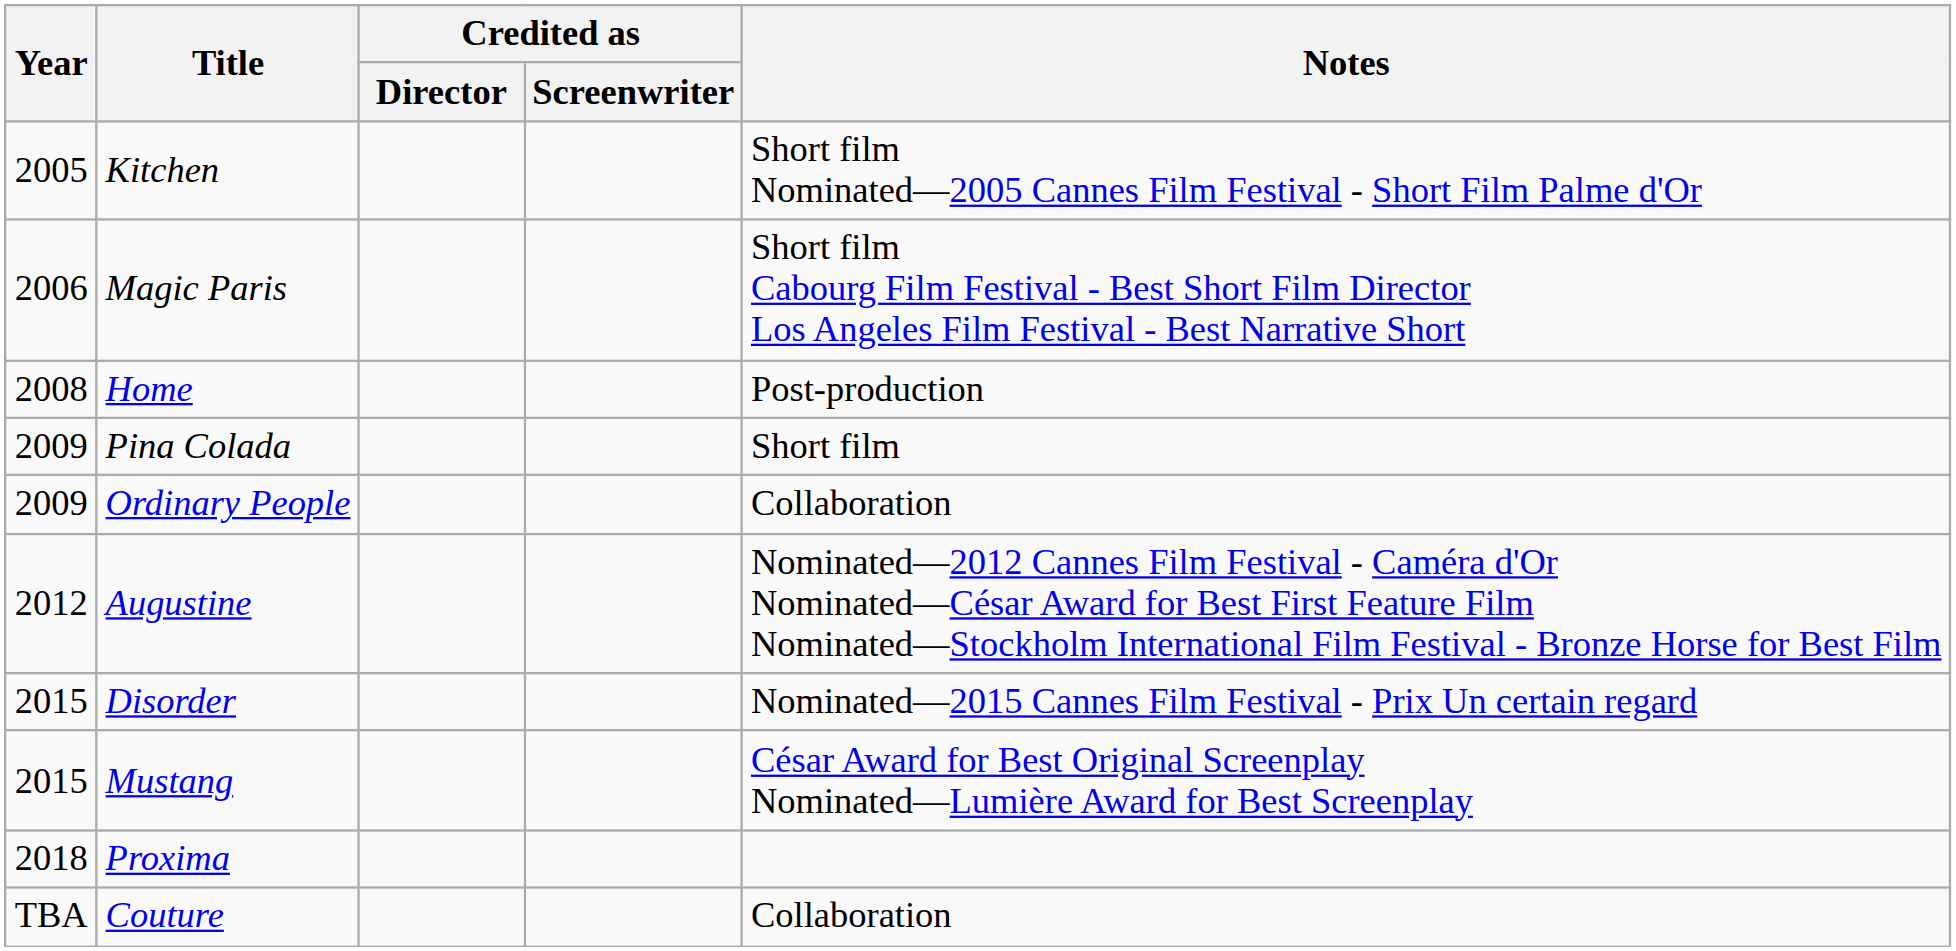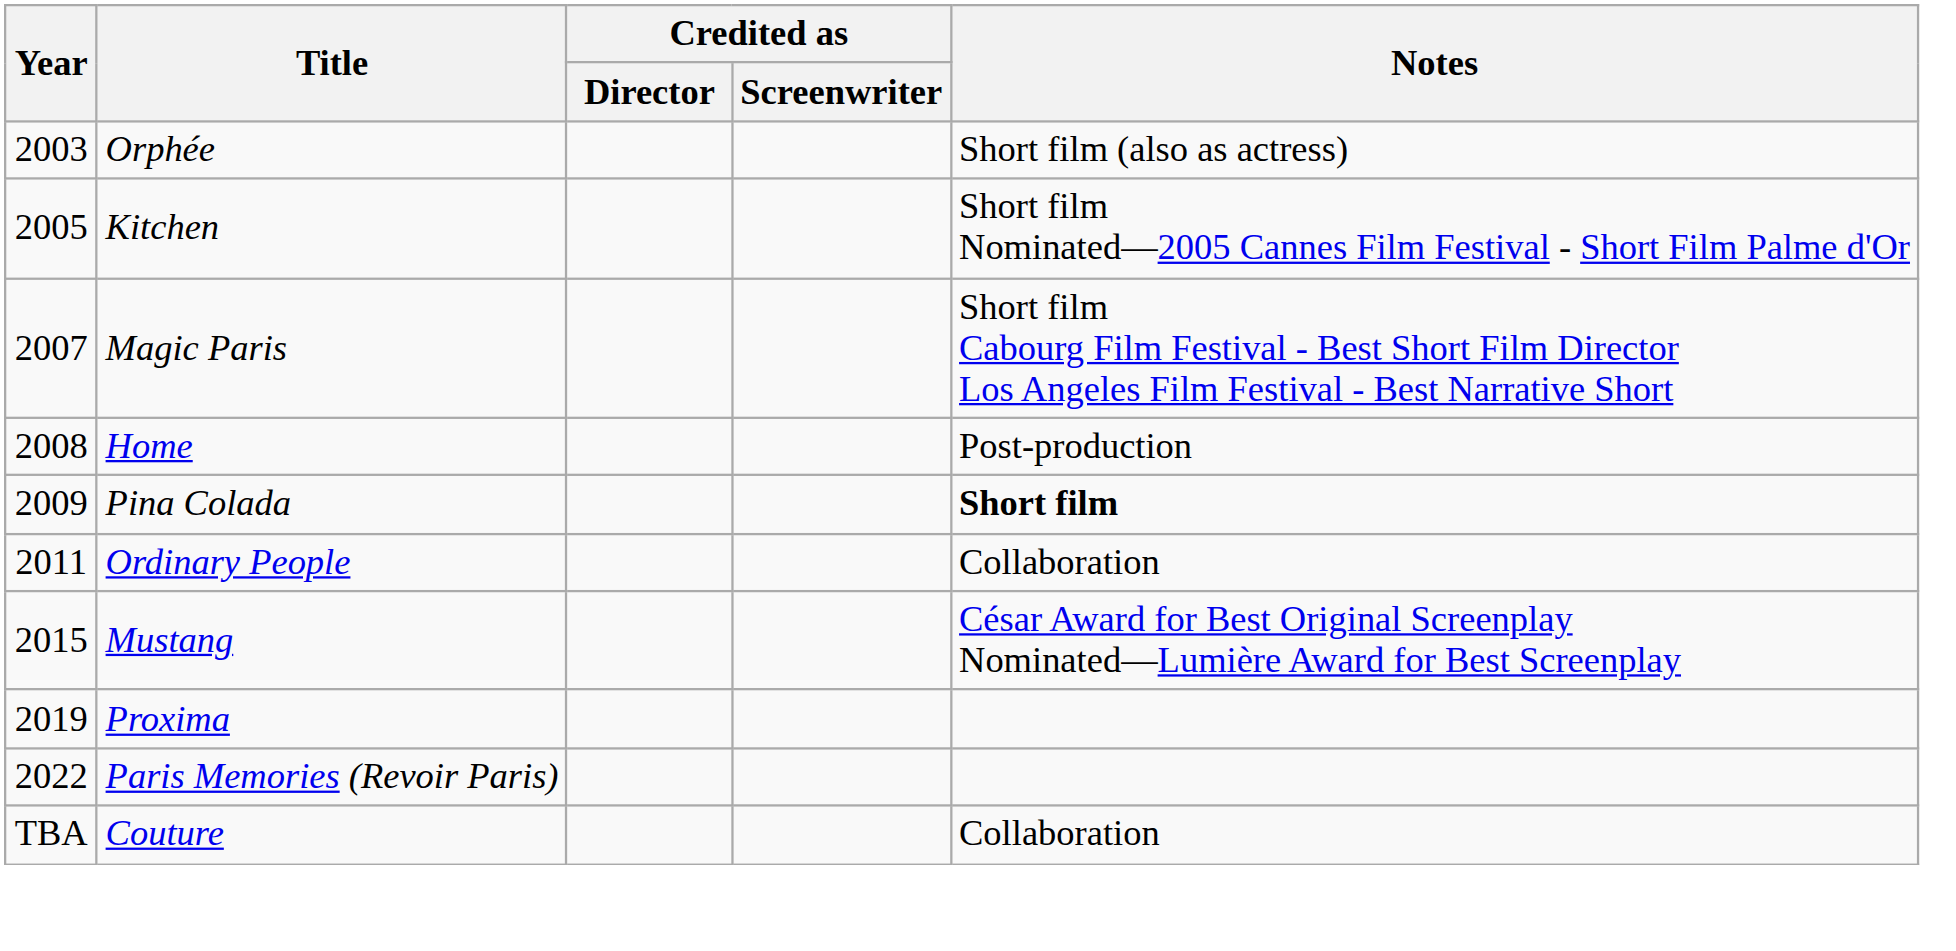+ row: (160, 149)
(51, 289) 2006 -> (51, 346) 2007
(825, 445) normal -> (1039, 503) bold
(51, 503) 2009 -> (51, 561) 2011
- row: (179, 602)
- row: (171, 701)
(51, 858) 2018 -> (51, 718) 2019
+ row: (332, 776)
